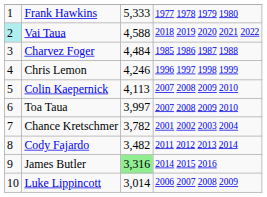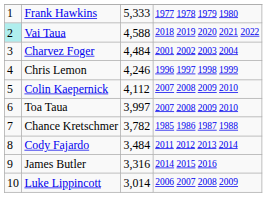(197, 51) 1985 1986 1987 1988 -> (197, 51) 2001 2002 2003 2004
(137, 88) 4,113 -> (137, 88) 4,112
(197, 126) 2001 2002 2003 2004 -> (197, 126) 1985 1986 1987 1988
(137, 145) 3,482 -> (137, 145) 3,484
(137, 164) lightgreen background -> (137, 164) no background
